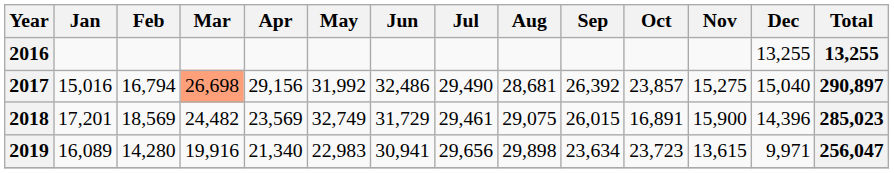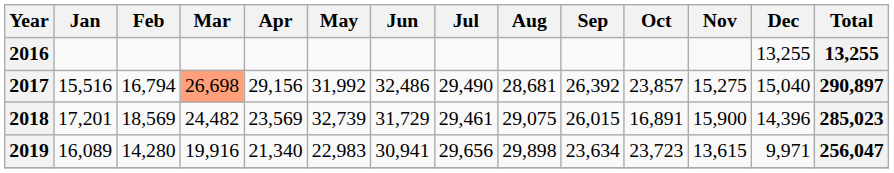(85, 86) 15,016 -> (85, 86) 15,516
(339, 118) 32,749 -> (339, 118) 32,739
